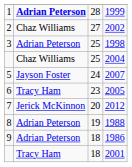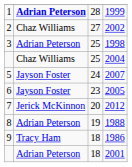(38, 91) Tracy Ham -> (43, 91) Jayson Foster
(48, 138) Adrian Peterson -> (38, 138) Tracy Ham
(38, 153) Tracy Ham -> (48, 153) Adrian Peterson
